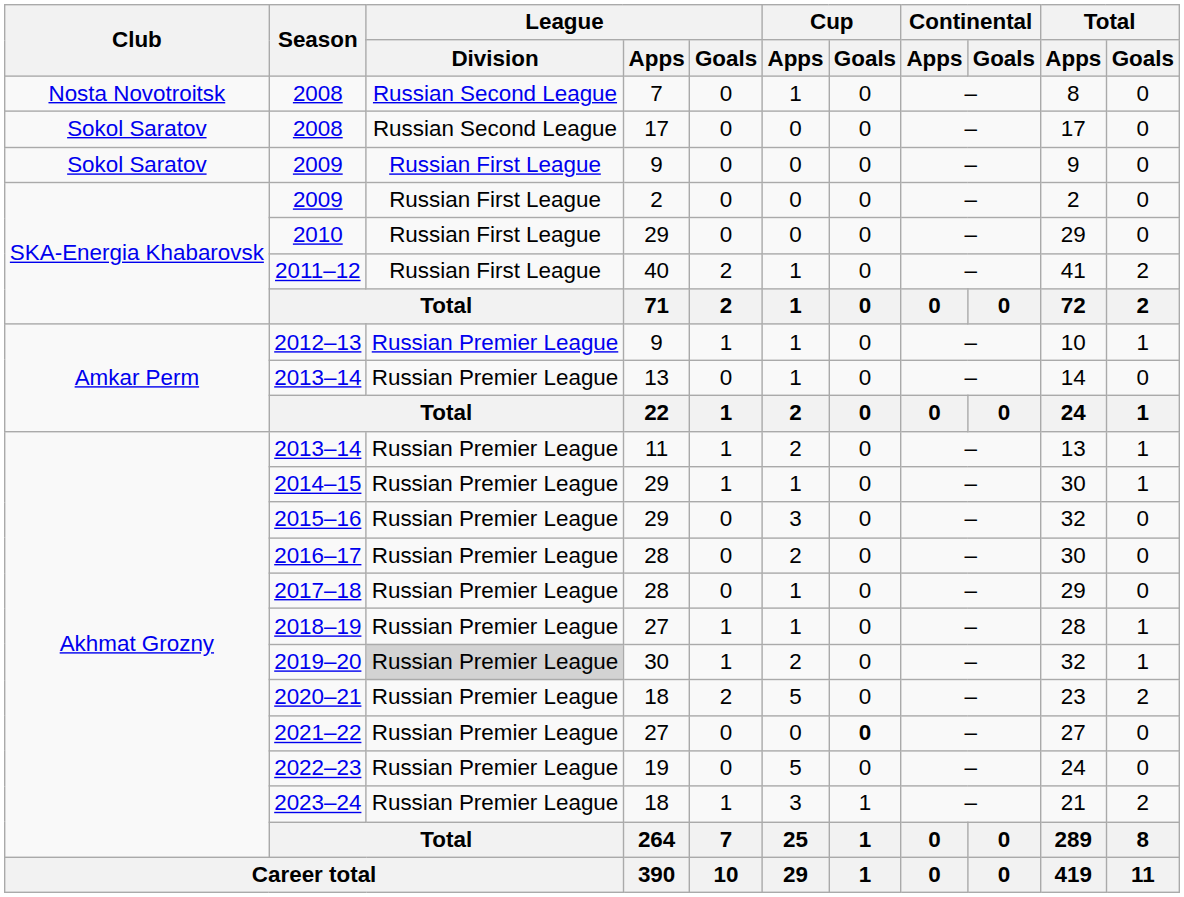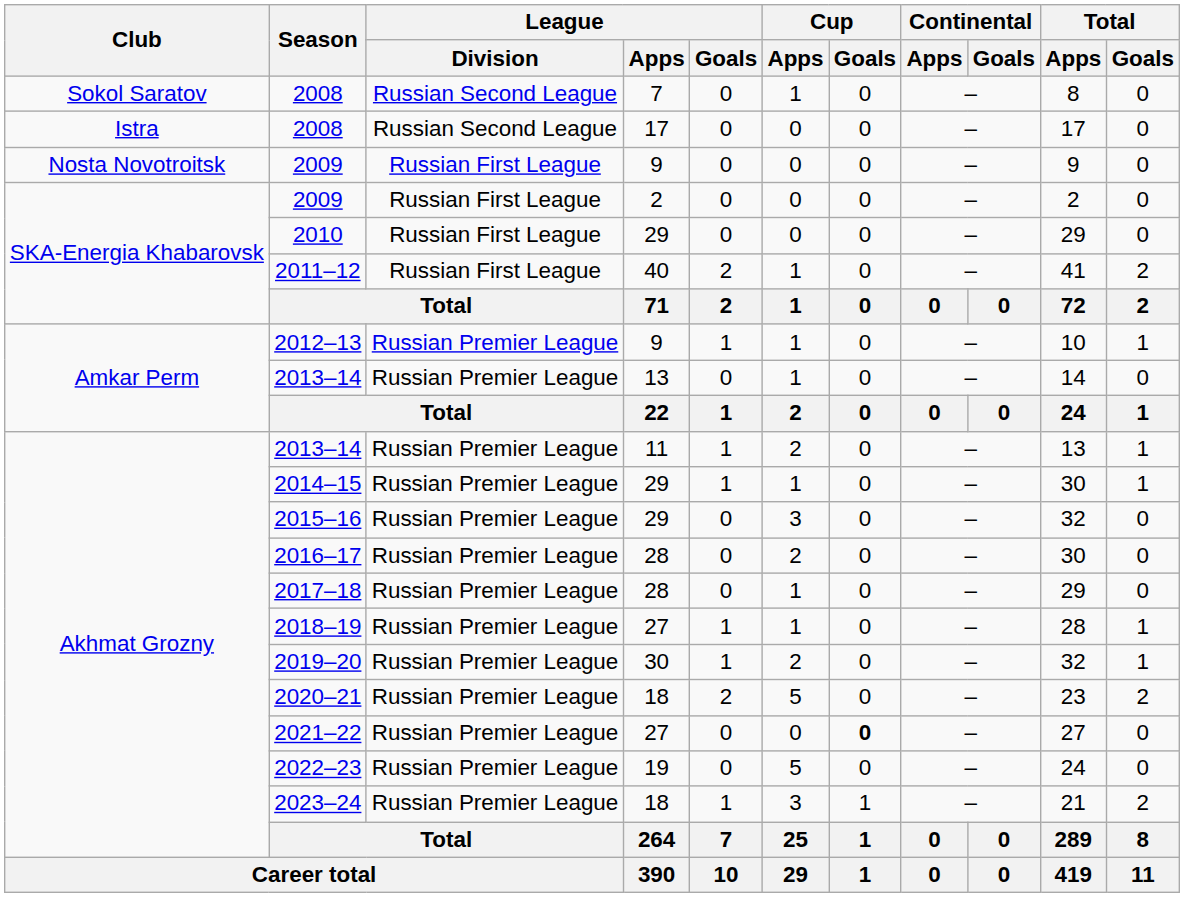(137, 93) Nosta Novotroitsk -> (137, 93) Sokol Saratov
(137, 128) Sokol Saratov -> (137, 128) Istra
(137, 164) Sokol Saratov -> (137, 164) Nosta Novotroitsk
(495, 661) lightgrey background -> (495, 661) no background
